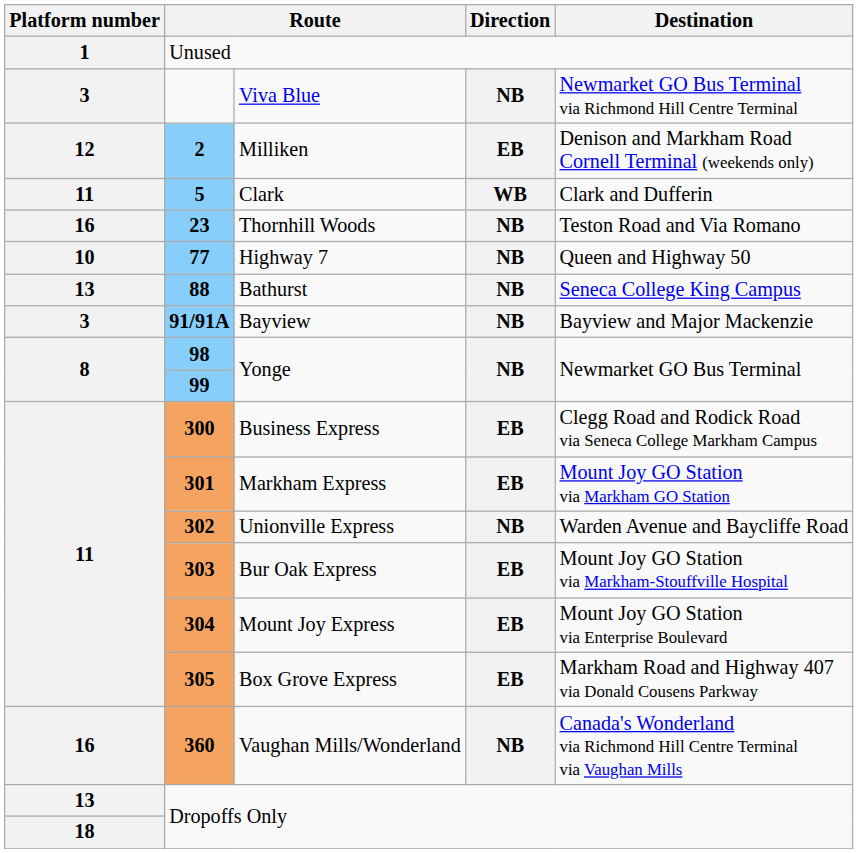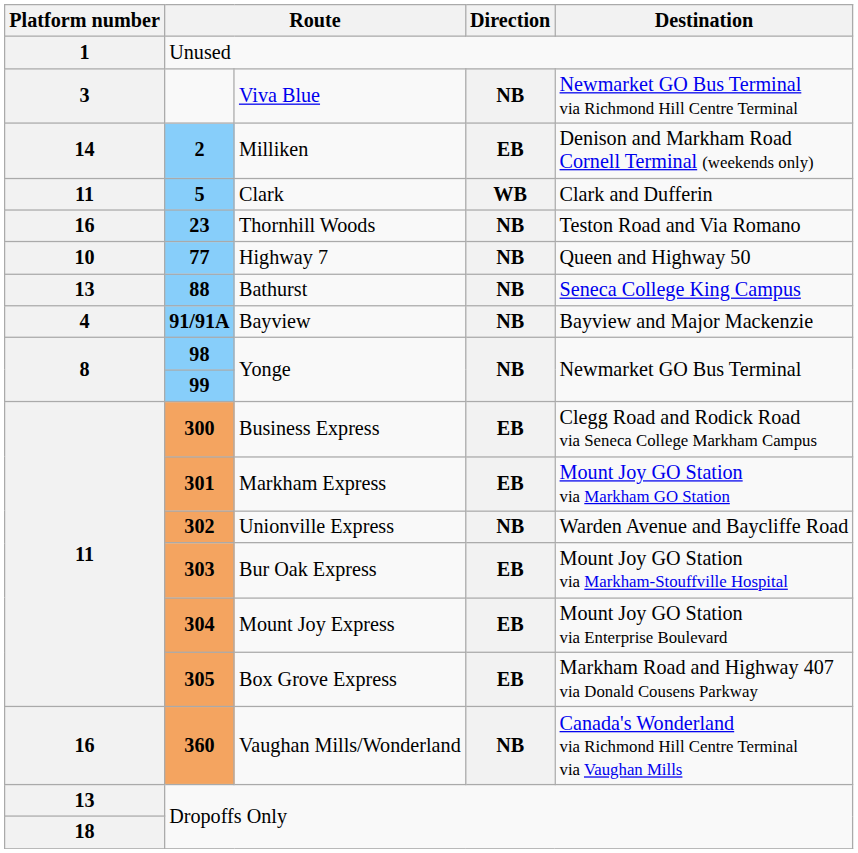(85, 150) 12 -> (85, 150) 14
(85, 321) 3 -> (85, 321) 4
